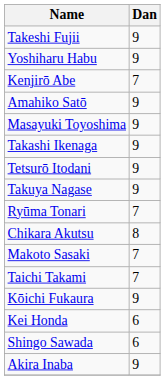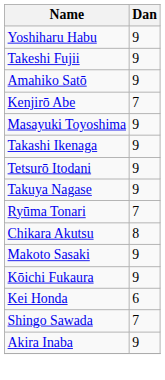rows swapped: (52, 59) <-> (44, 37)
rows swapped: (47, 102) <-> (41, 80)
(136, 255) 7 -> (136, 255) 9
- row: (47, 277)
(136, 342) 6 -> (136, 320) 7
